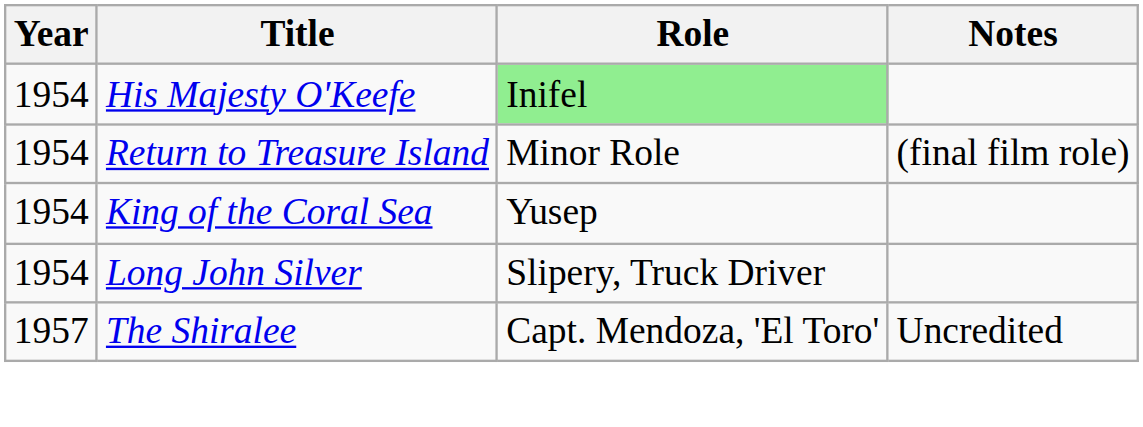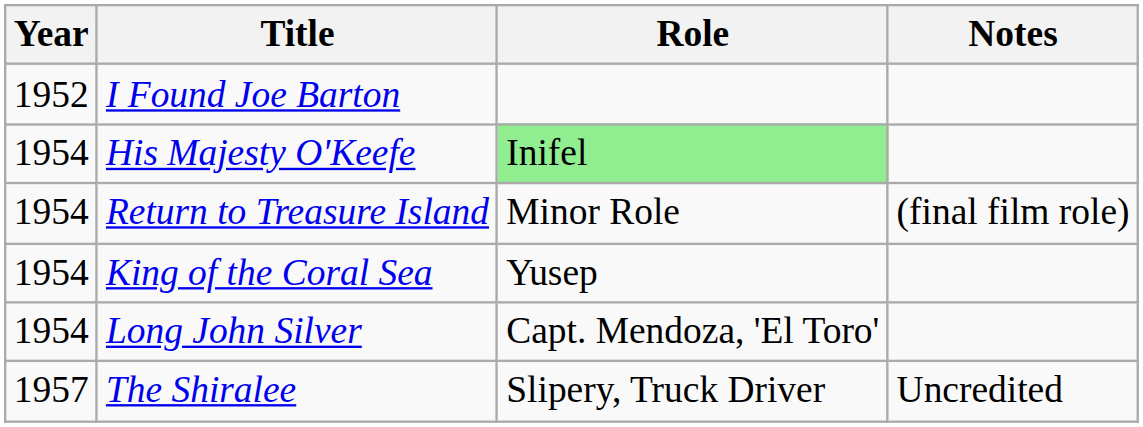+ row: (253, 93)
(666, 271) Slipery, Truck Driver -> (693, 331) Capt. Mendoza, 'El Toro'
(693, 331) Capt. Mendoza, 'El Toro' -> (666, 390) Slipery, Truck Driver
